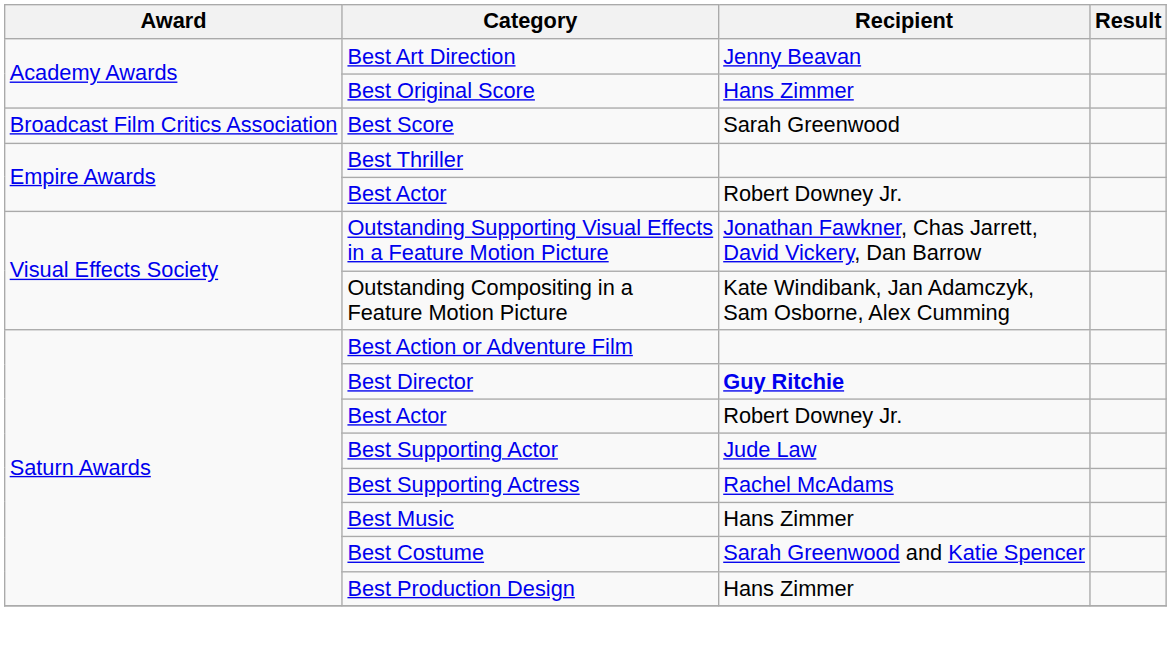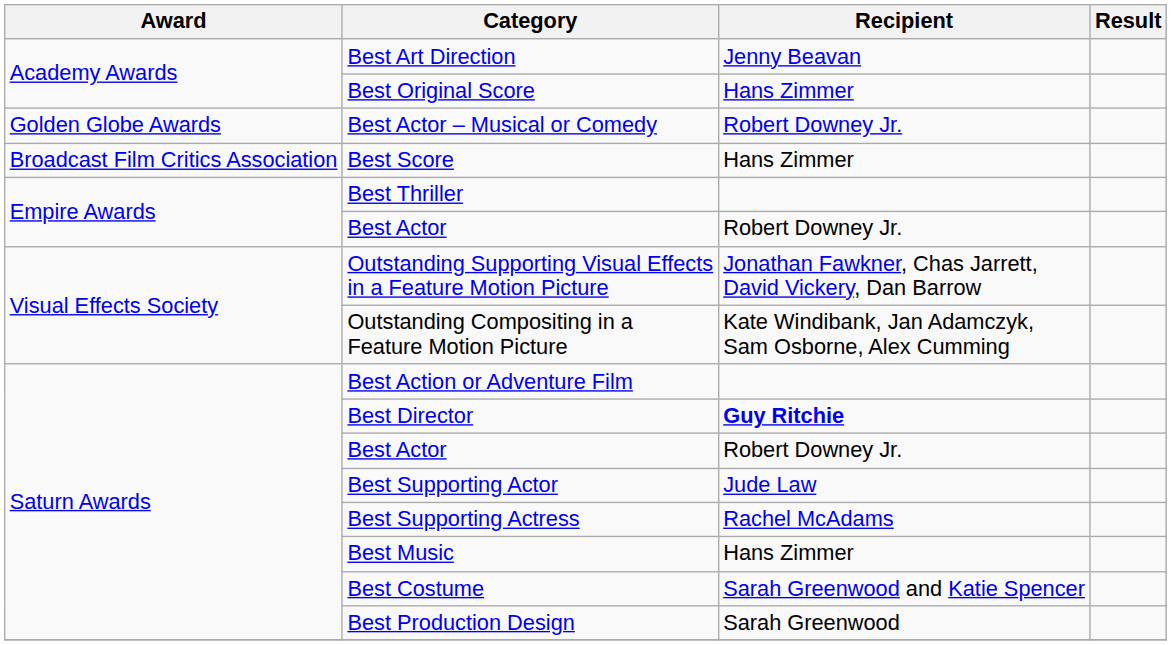+ row: (115, 125)
(812, 125) Sarah Greenwood -> (788, 159) Hans Zimmer
(788, 588) Hans Zimmer -> (812, 622) Sarah Greenwood
